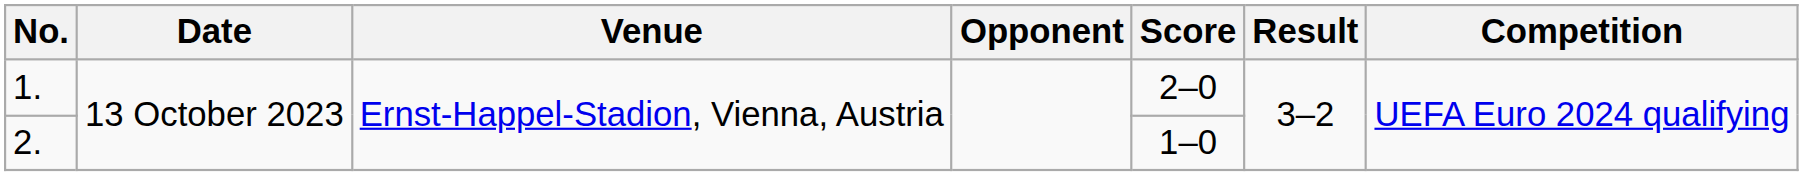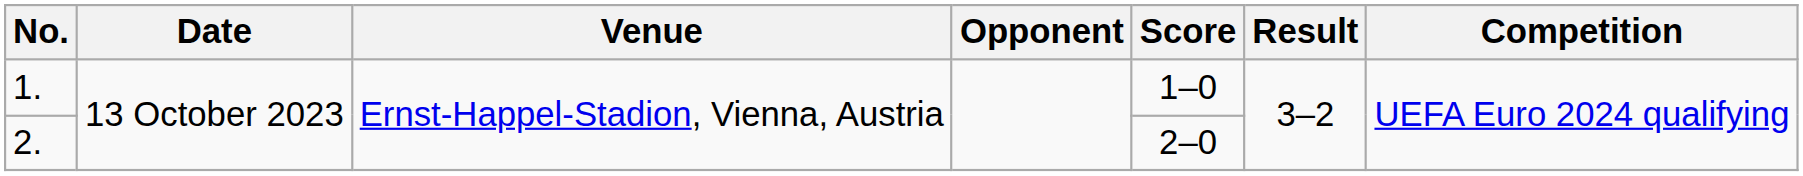(1188, 87) 2–0 -> (1188, 87) 1–0
(1188, 142) 1–0 -> (1188, 142) 2–0
